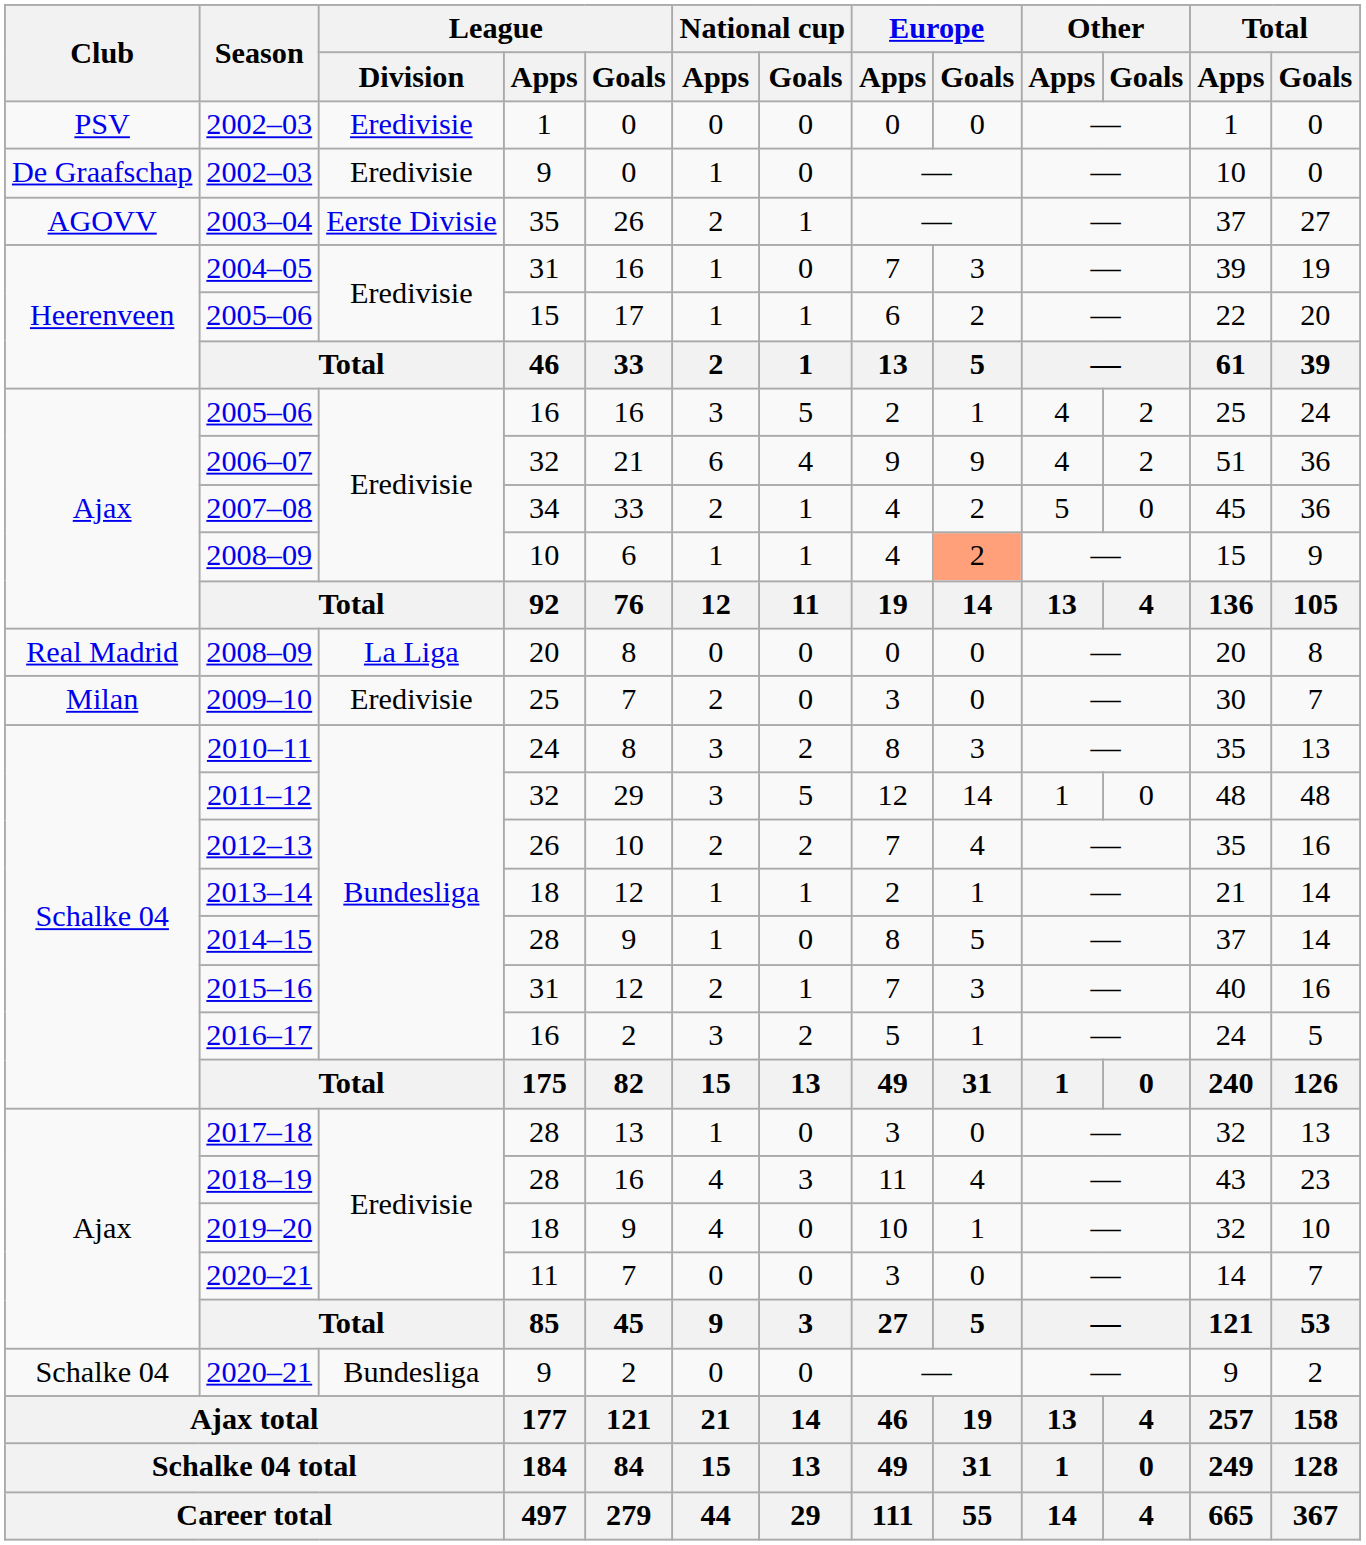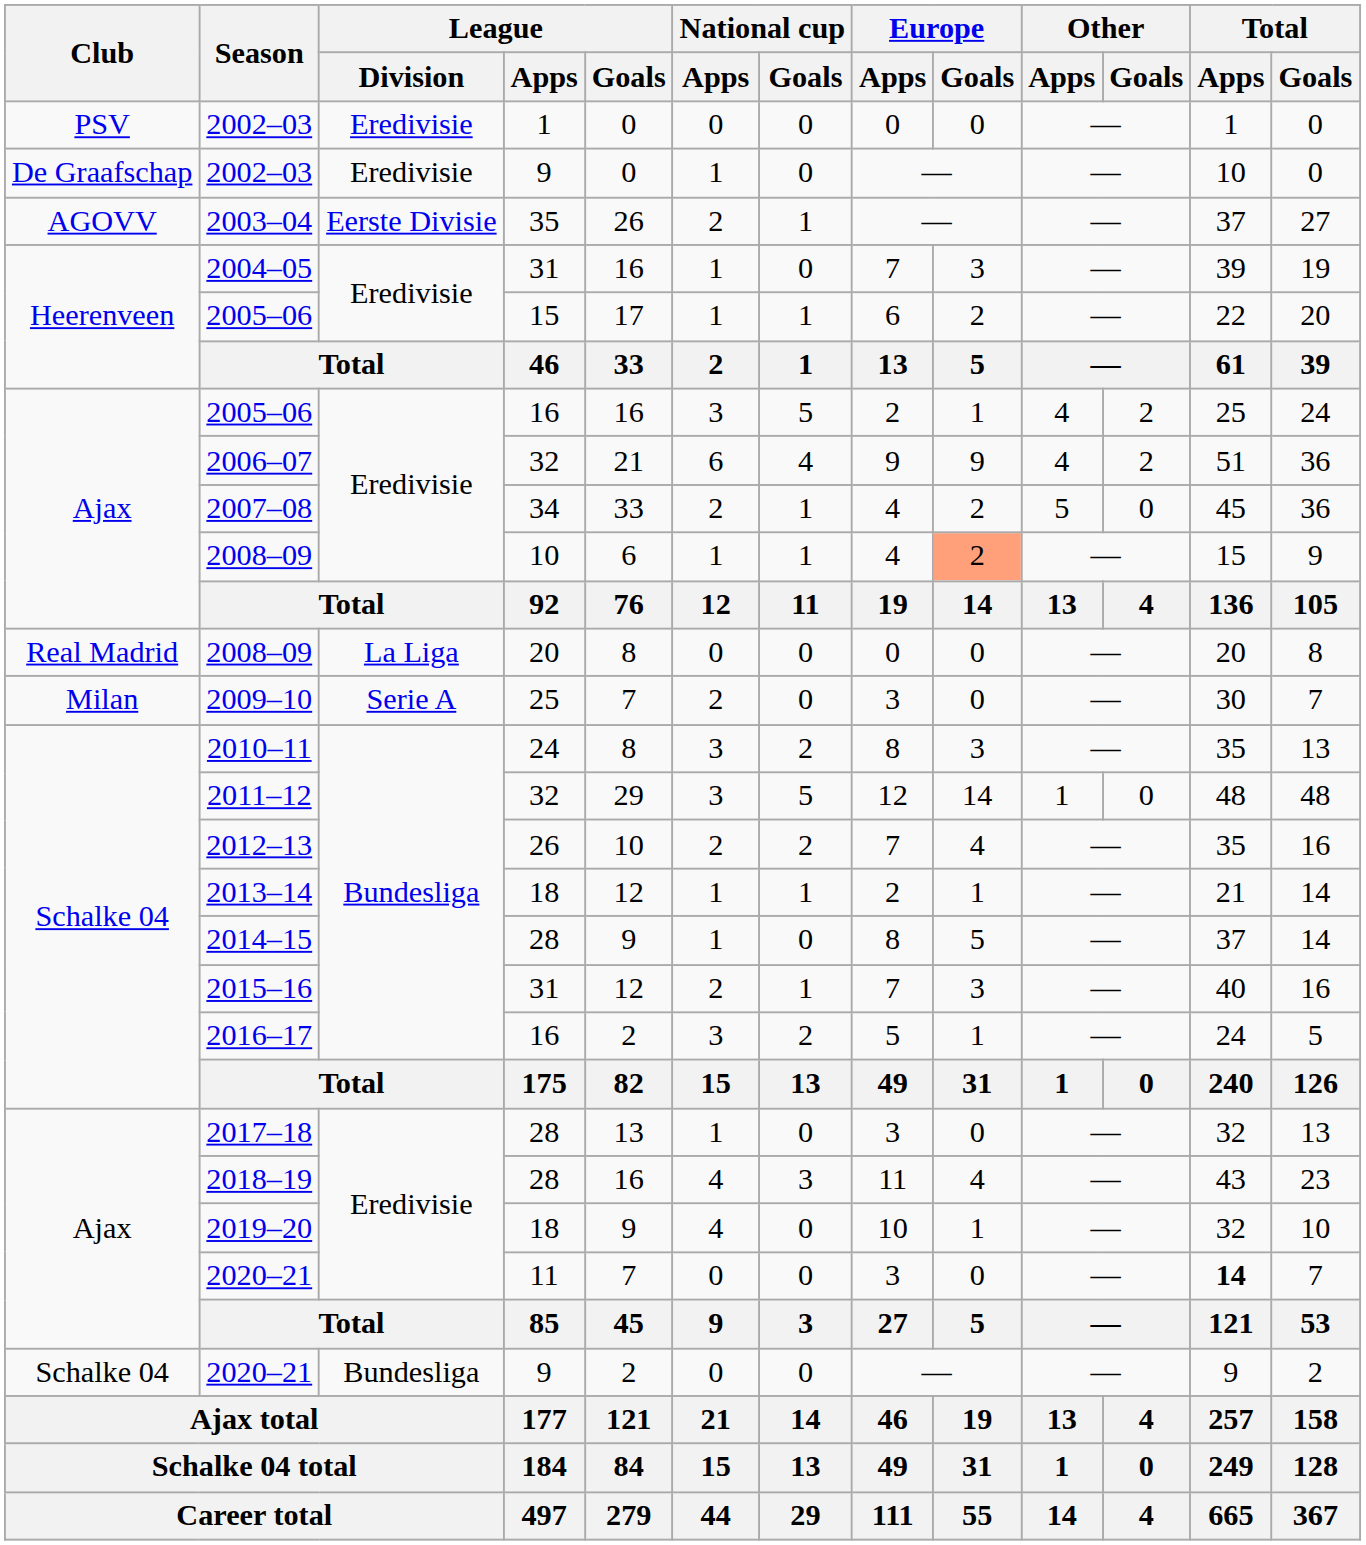(411, 699) Eredivisie -> (411, 699) Serie A
(1231, 1275) normal -> (1231, 1275) bold
